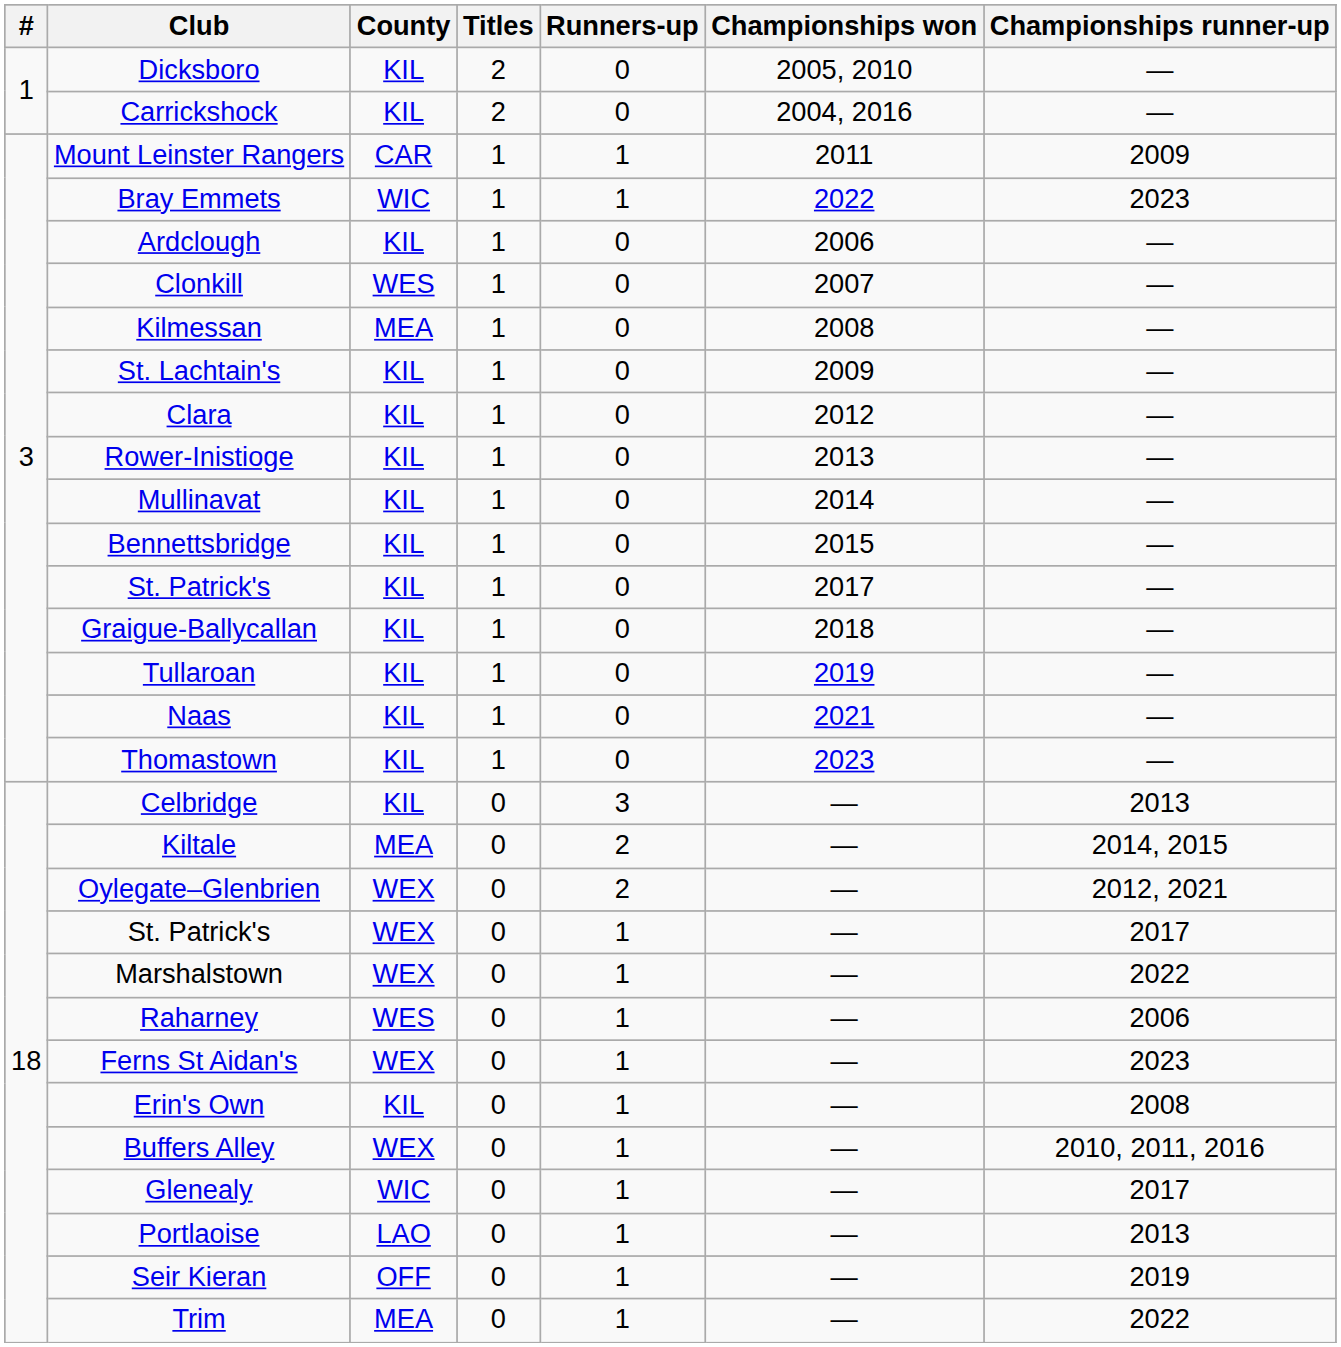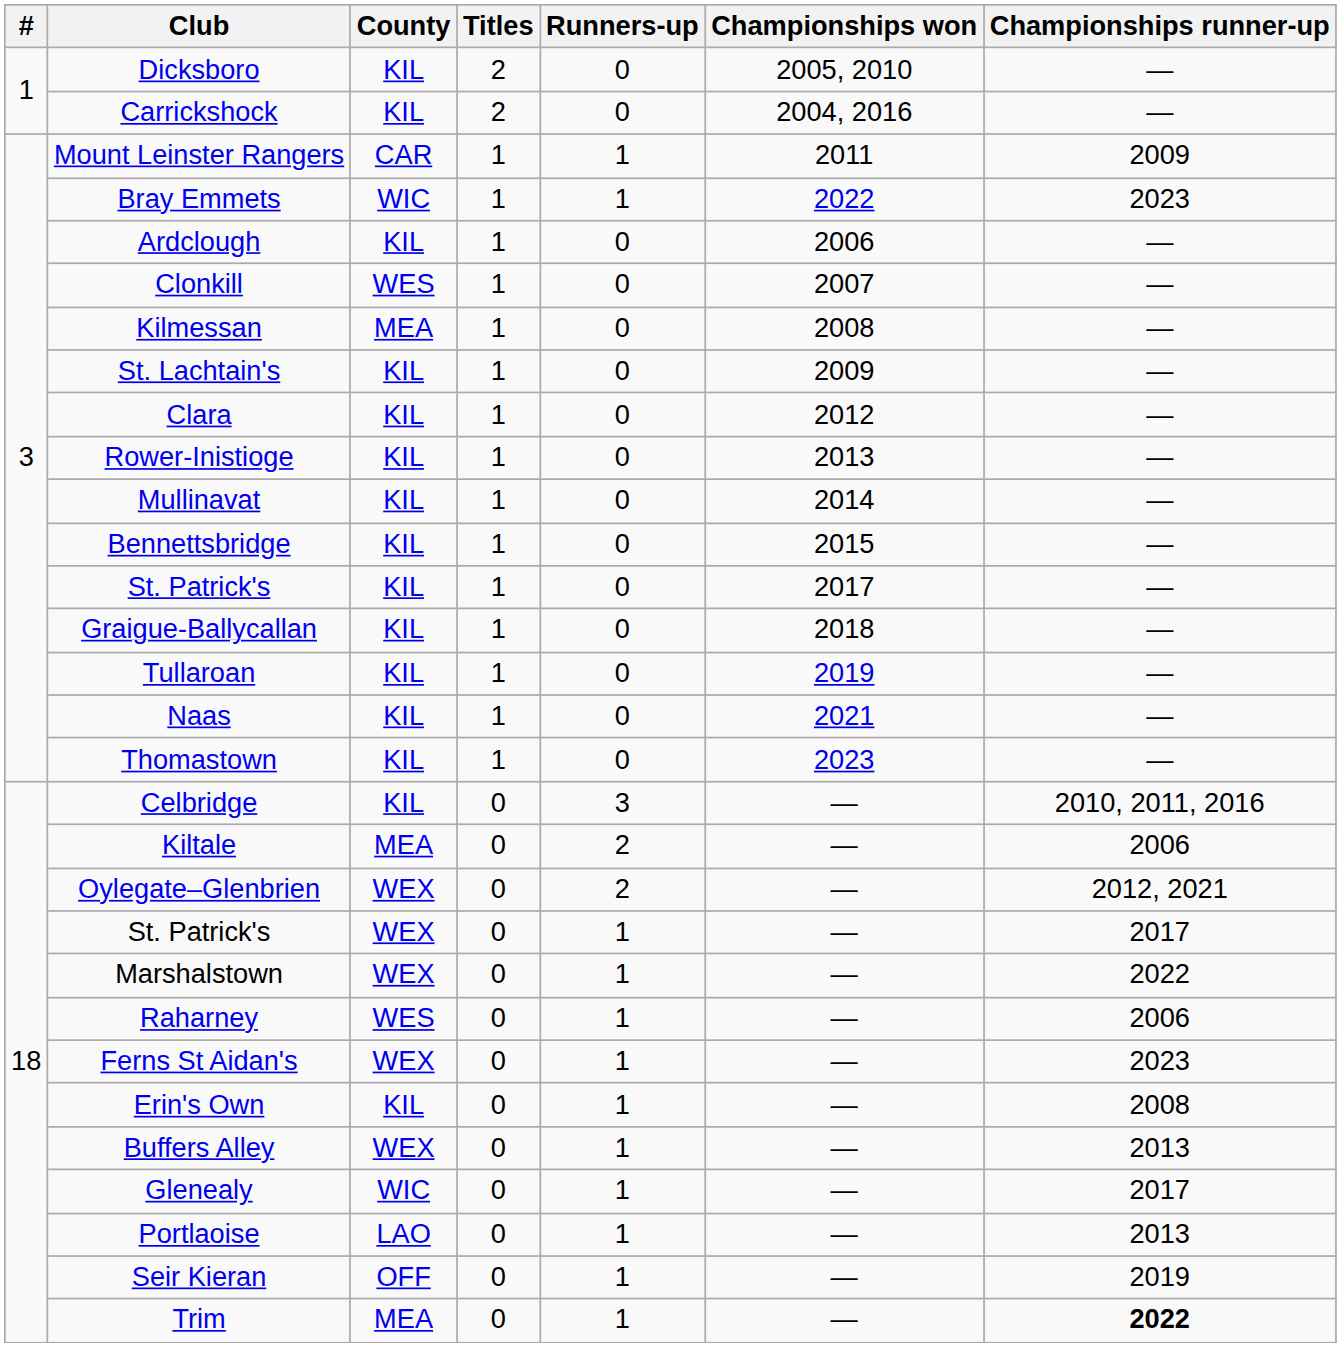(1160, 802) 2013 -> (1160, 802) 2010, 2011, 2016
(1160, 845) 2014, 2015 -> (1160, 845) 2006
(1160, 1147) 2010, 2011, 2016 -> (1160, 1147) 2013
(1160, 1320) normal -> (1160, 1320) bold
